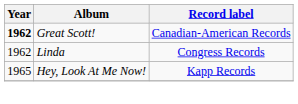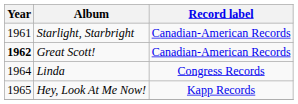+ row: (85, 33)
(19, 52) 1962 -> (19, 71) 1964
